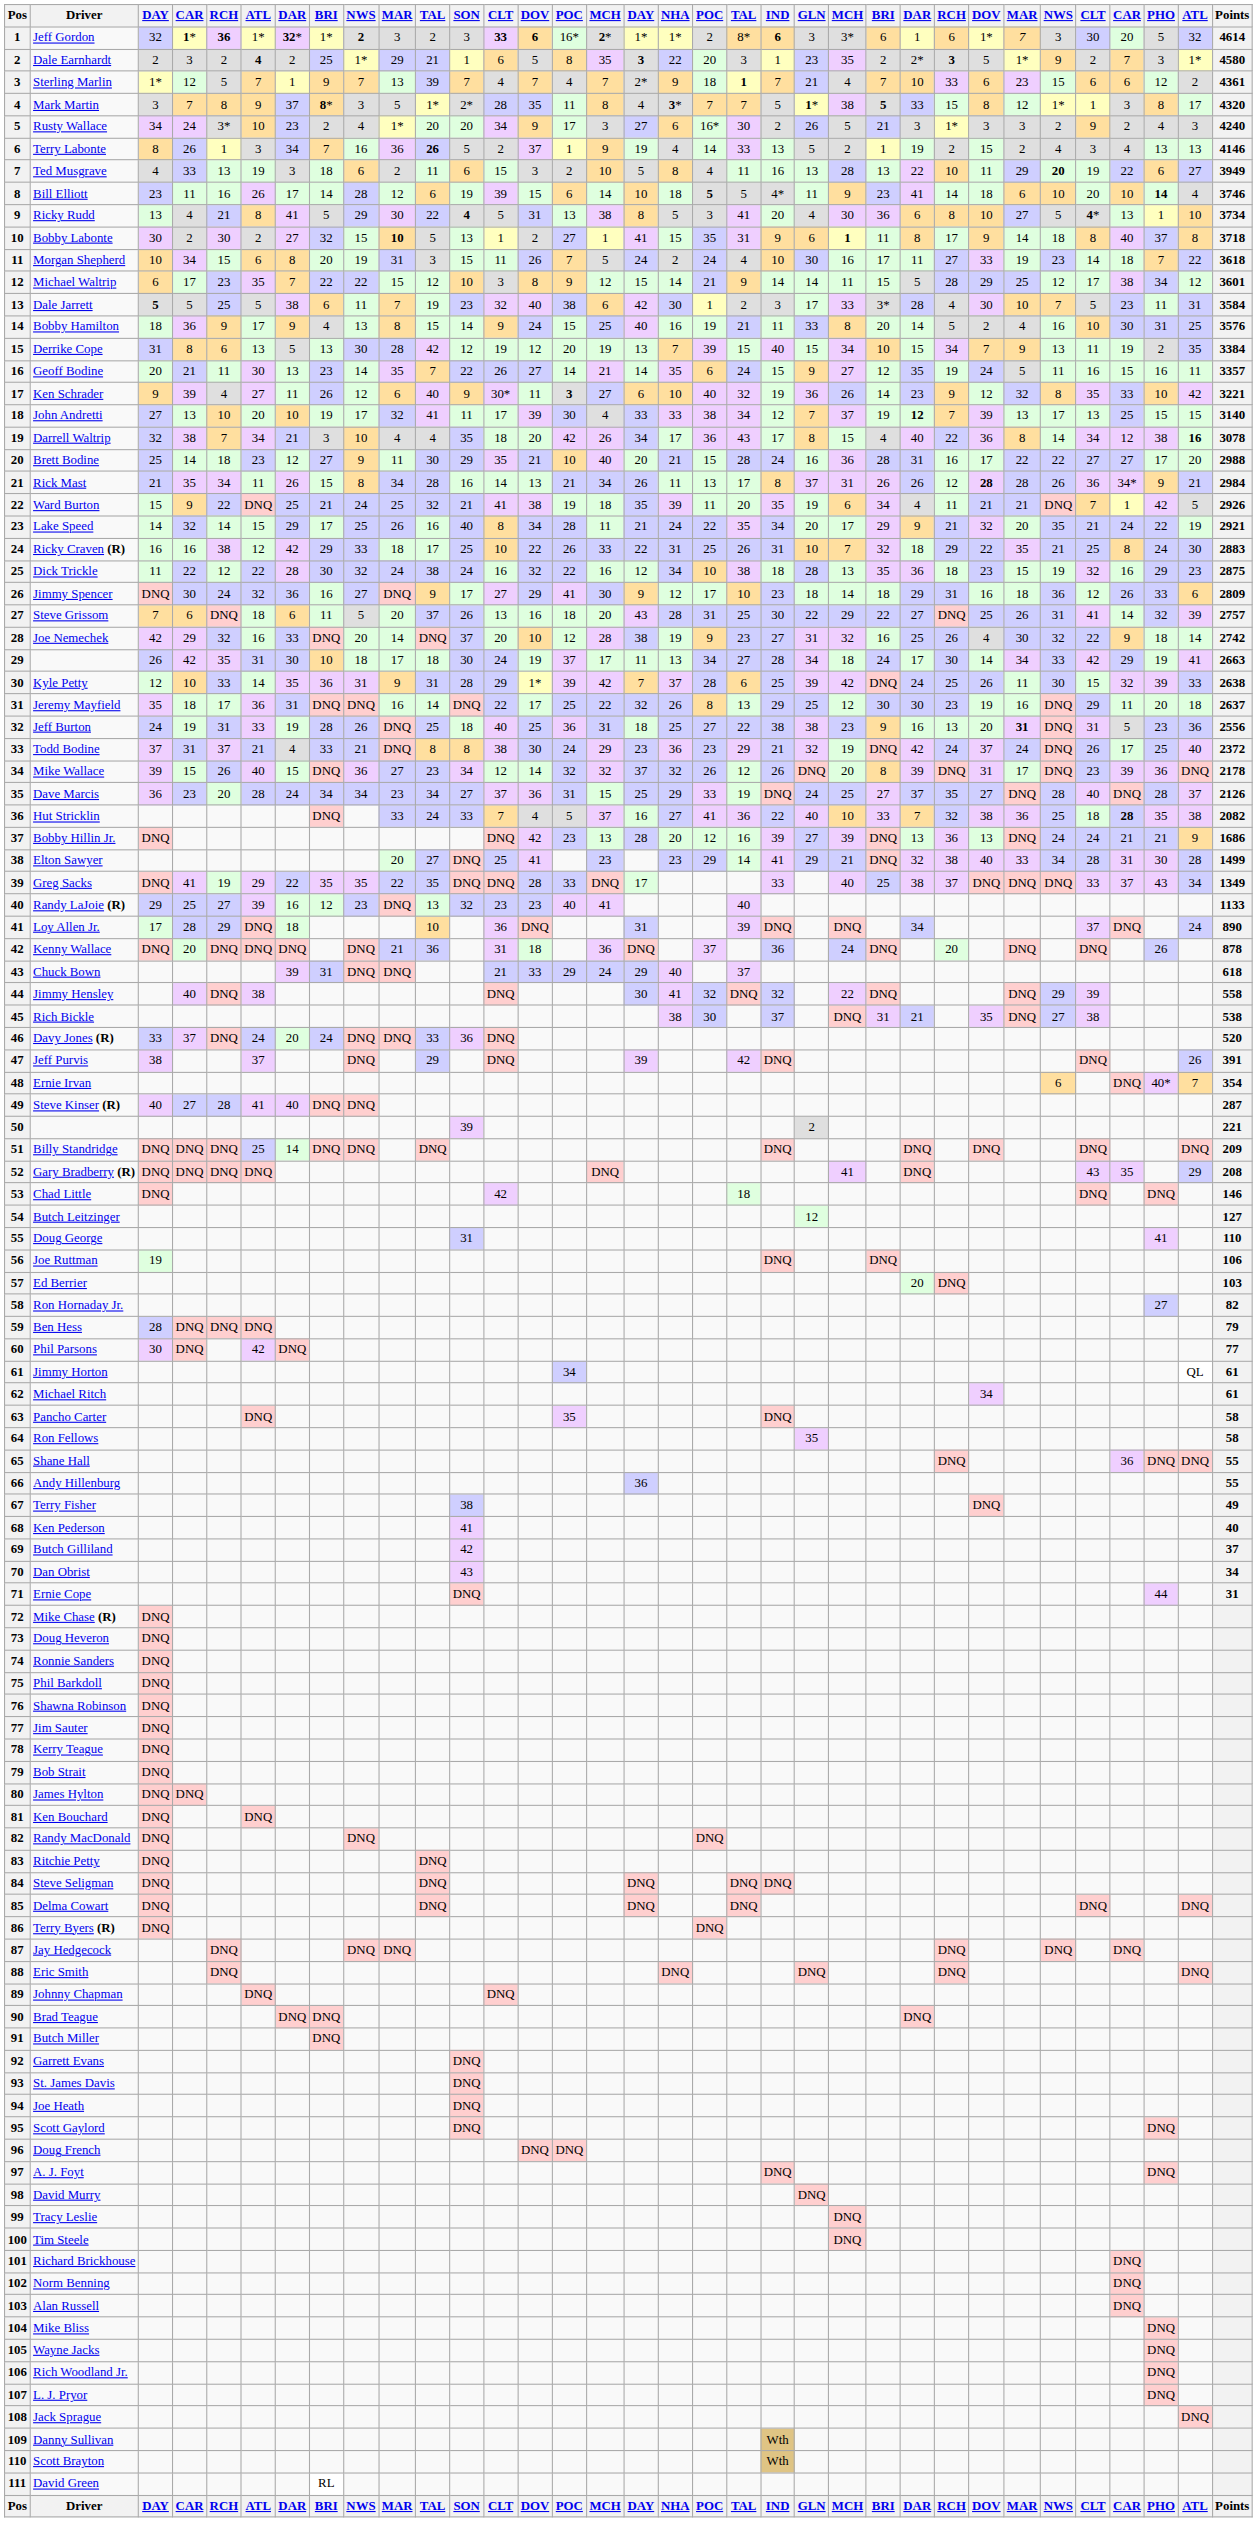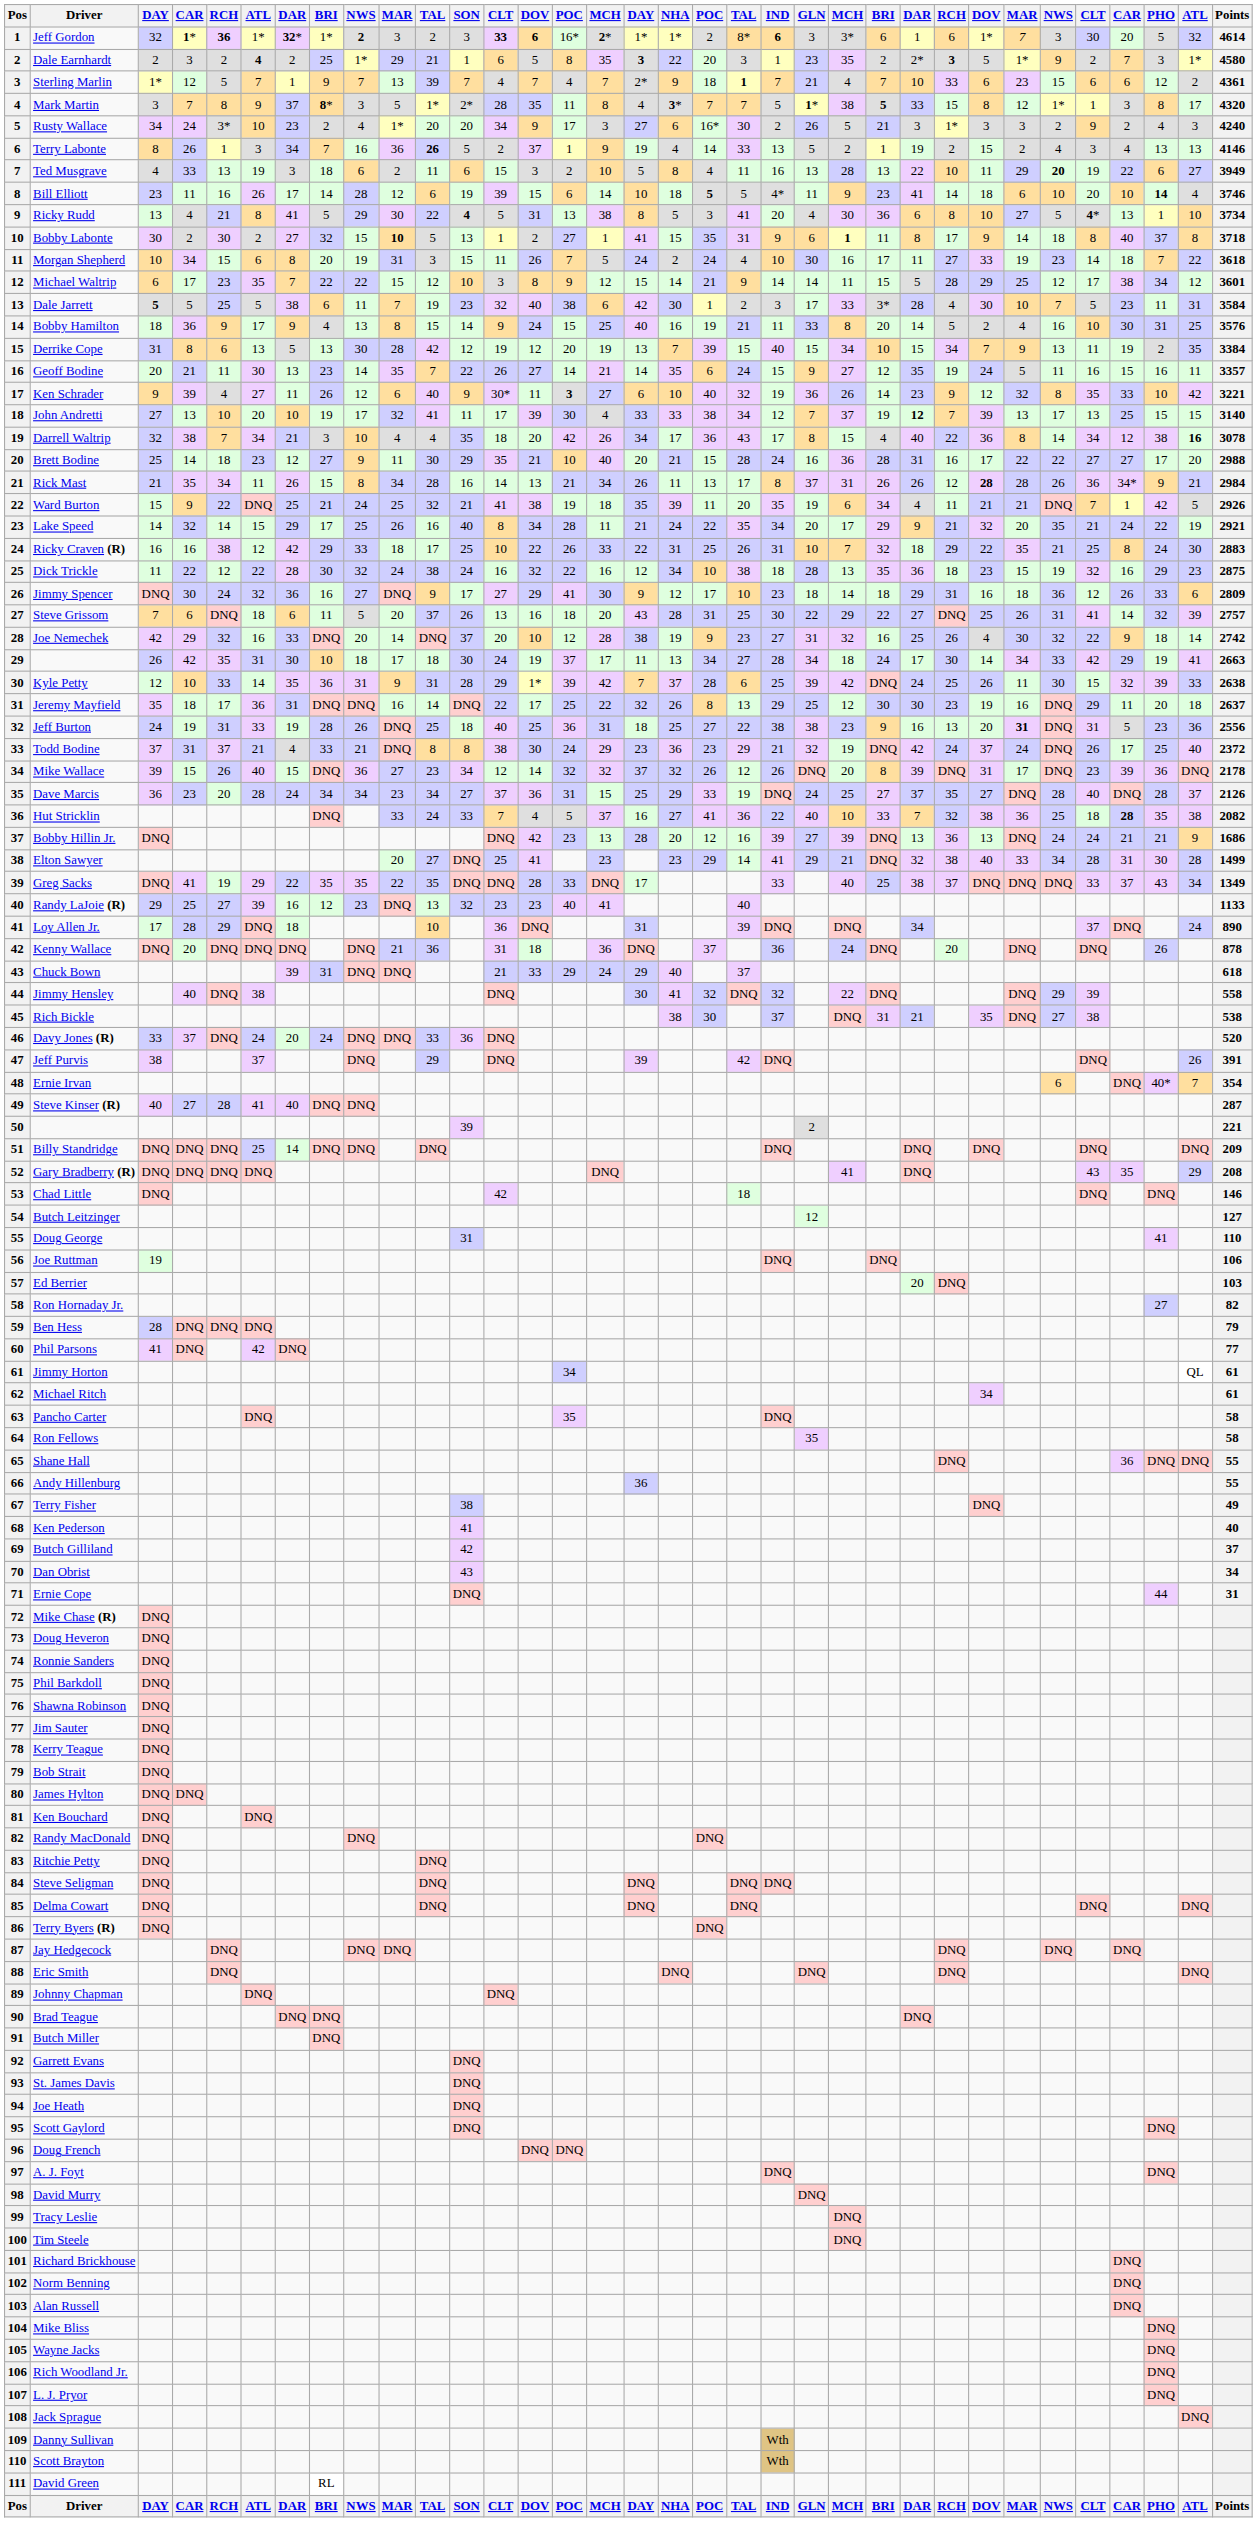(156, 1349) 30 -> (156, 1349) 41
